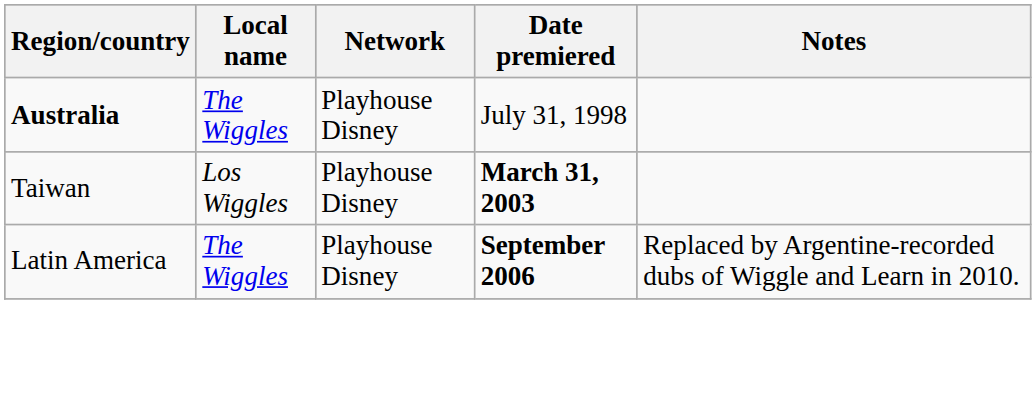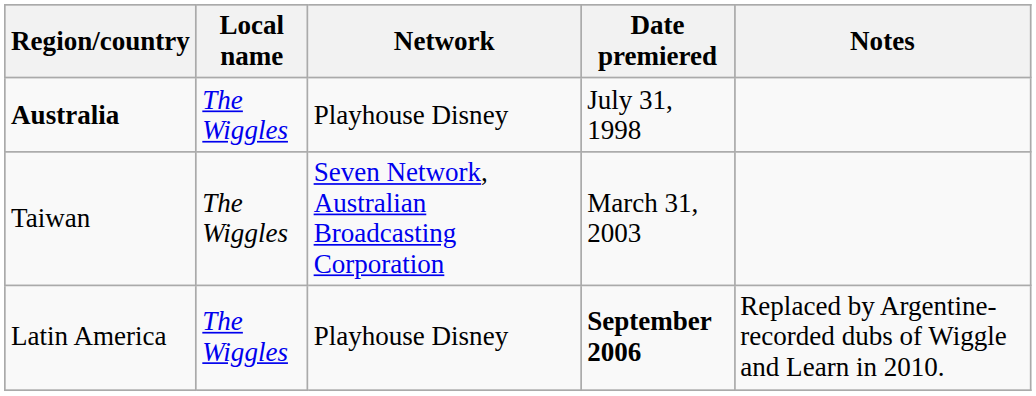(245, 187) Los Wiggles -> (245, 218) The Wiggles
(377, 187) Playhouse Disney -> (401, 218) Seven Network, Australian Broadcasting Corporation
(540, 187) bold -> (643, 218) normal
